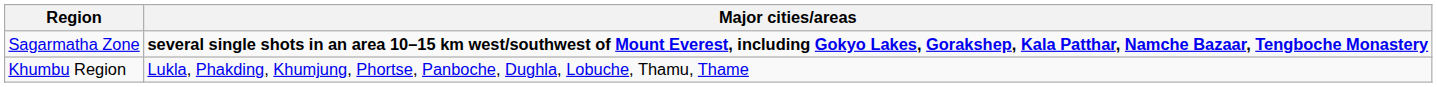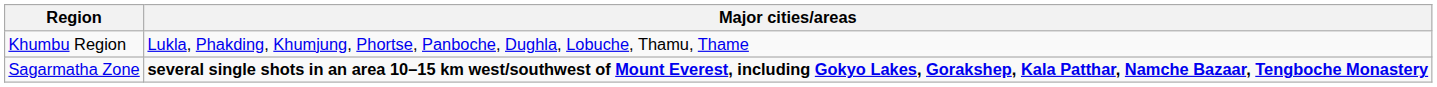rows swapped: (74, 44) <-> (67, 70)
